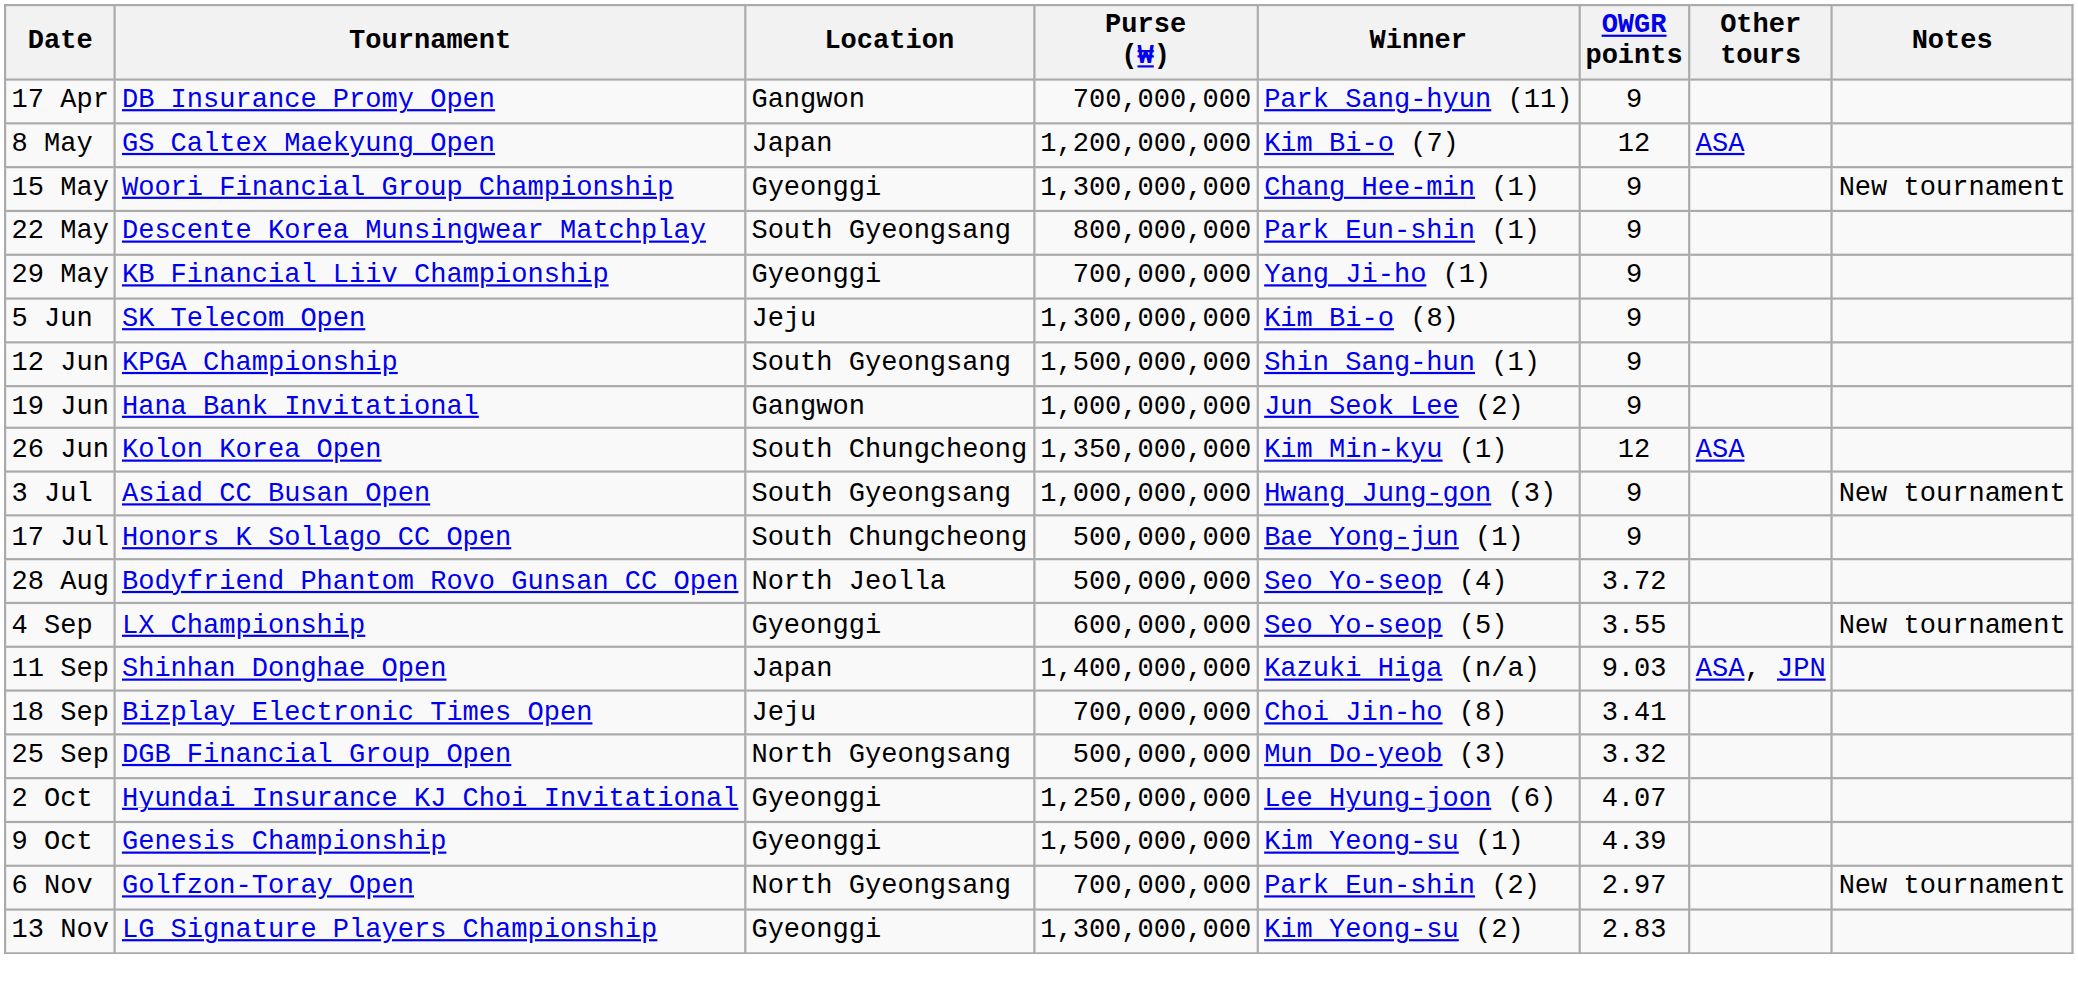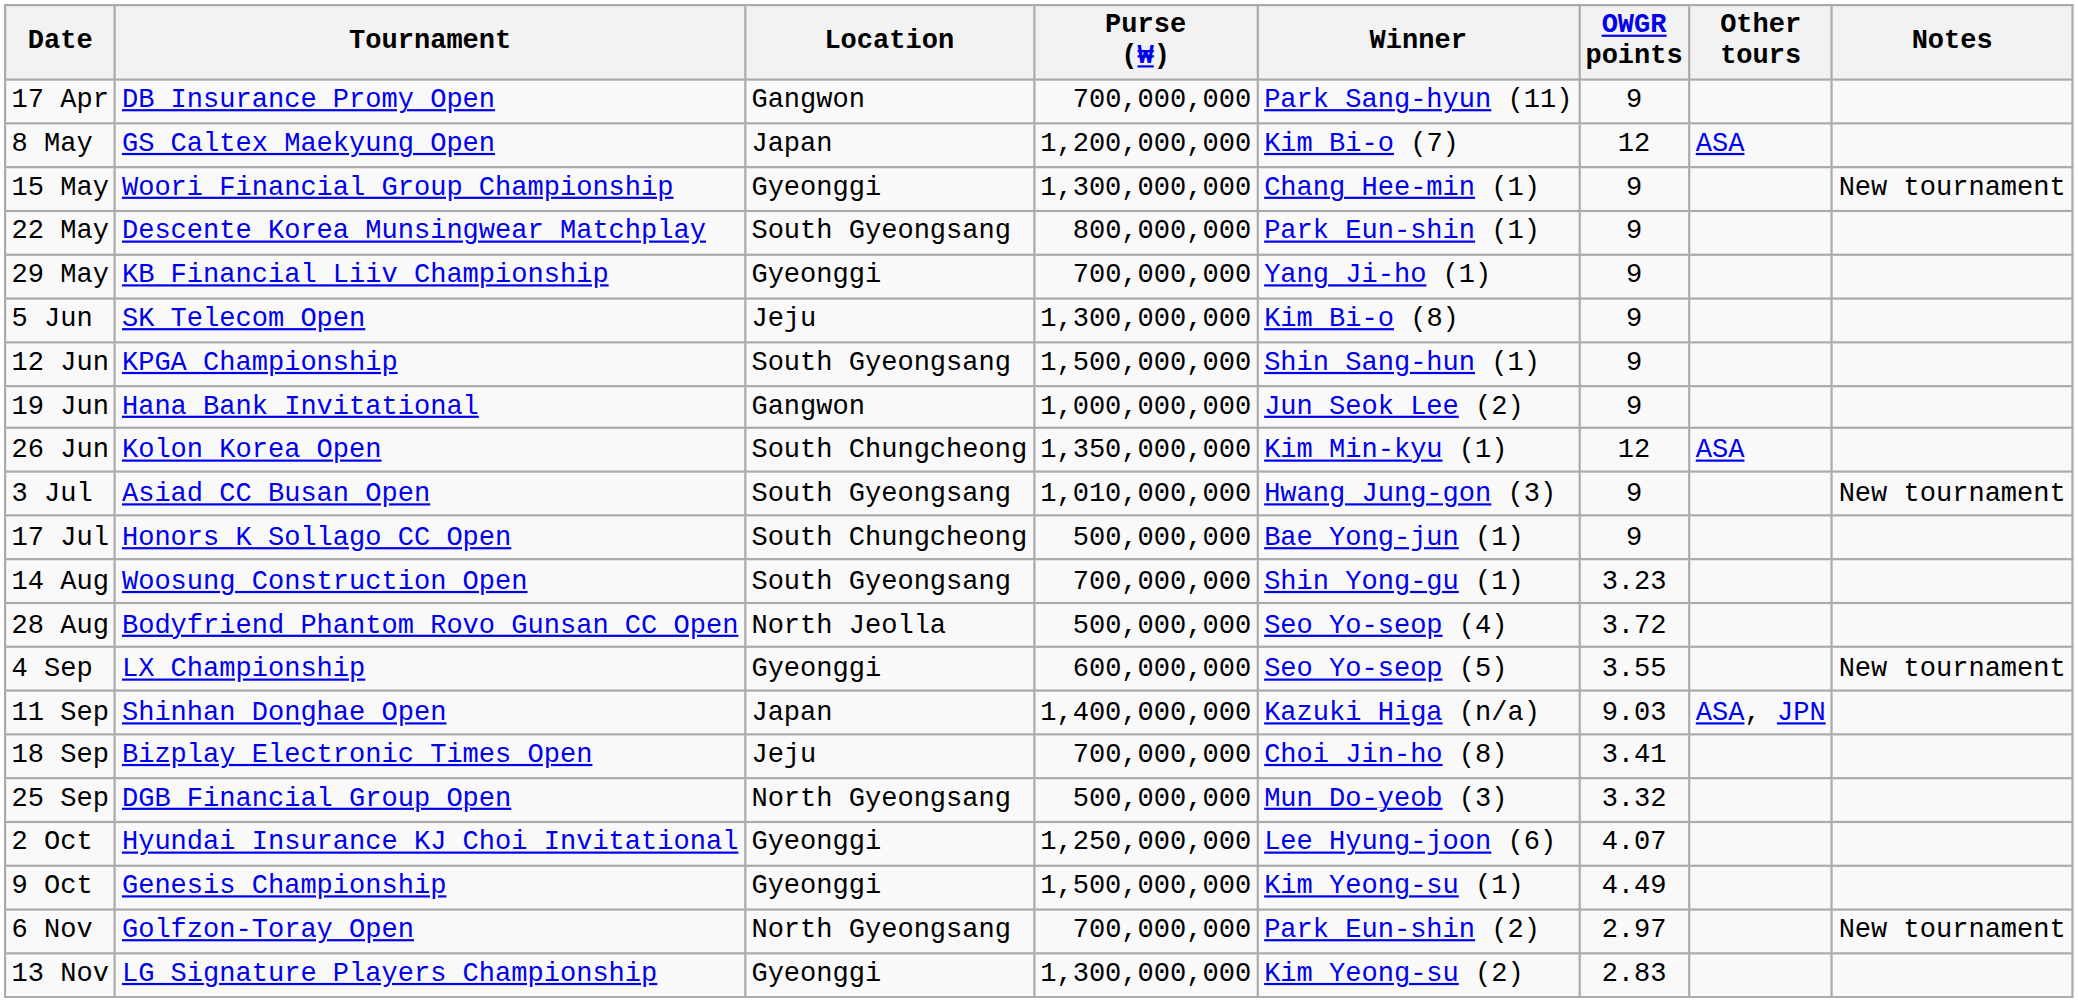(1146, 495) 1,000,000,000 -> (1146, 495) 1,010,000,000
+ row: (60, 582)
(1634, 844) 4.39 -> (1634, 888) 4.49
